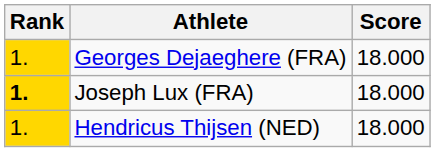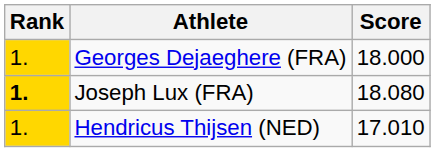(391, 92) 18.000 -> (391, 92) 18.080
(391, 127) 18.000 -> (391, 127) 17.010
